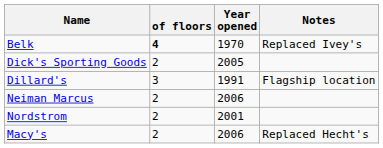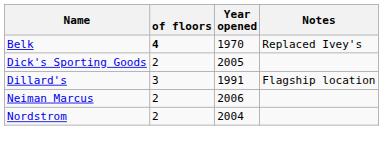(230, 116) 2001 -> (230, 116) 2004
- row: (27, 134)
